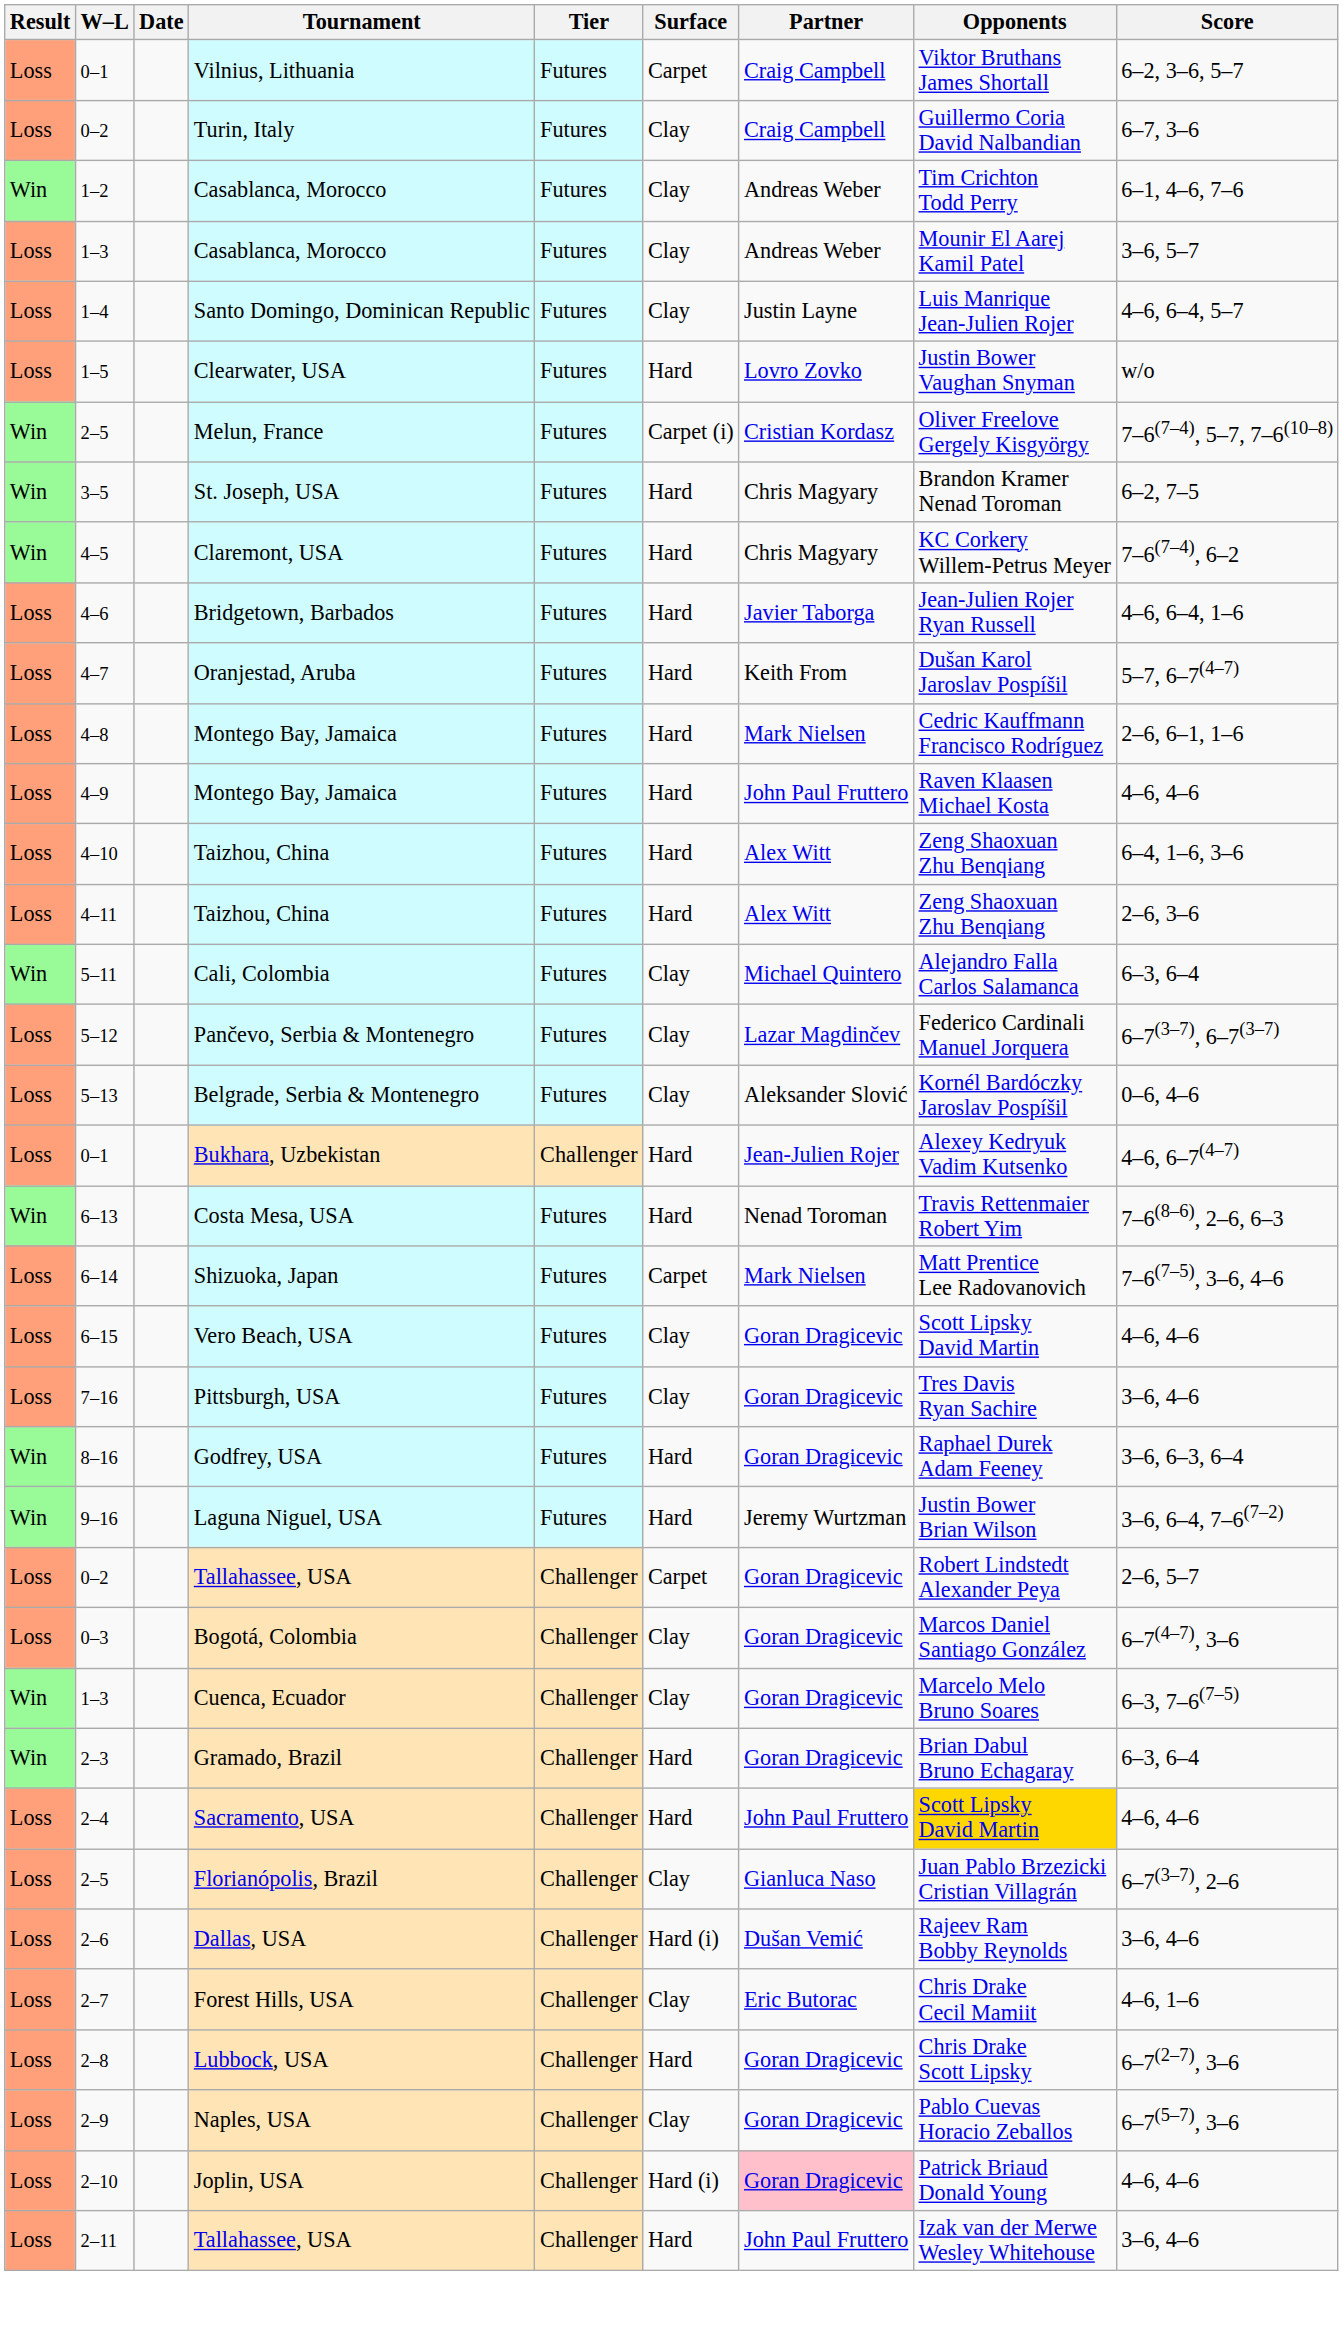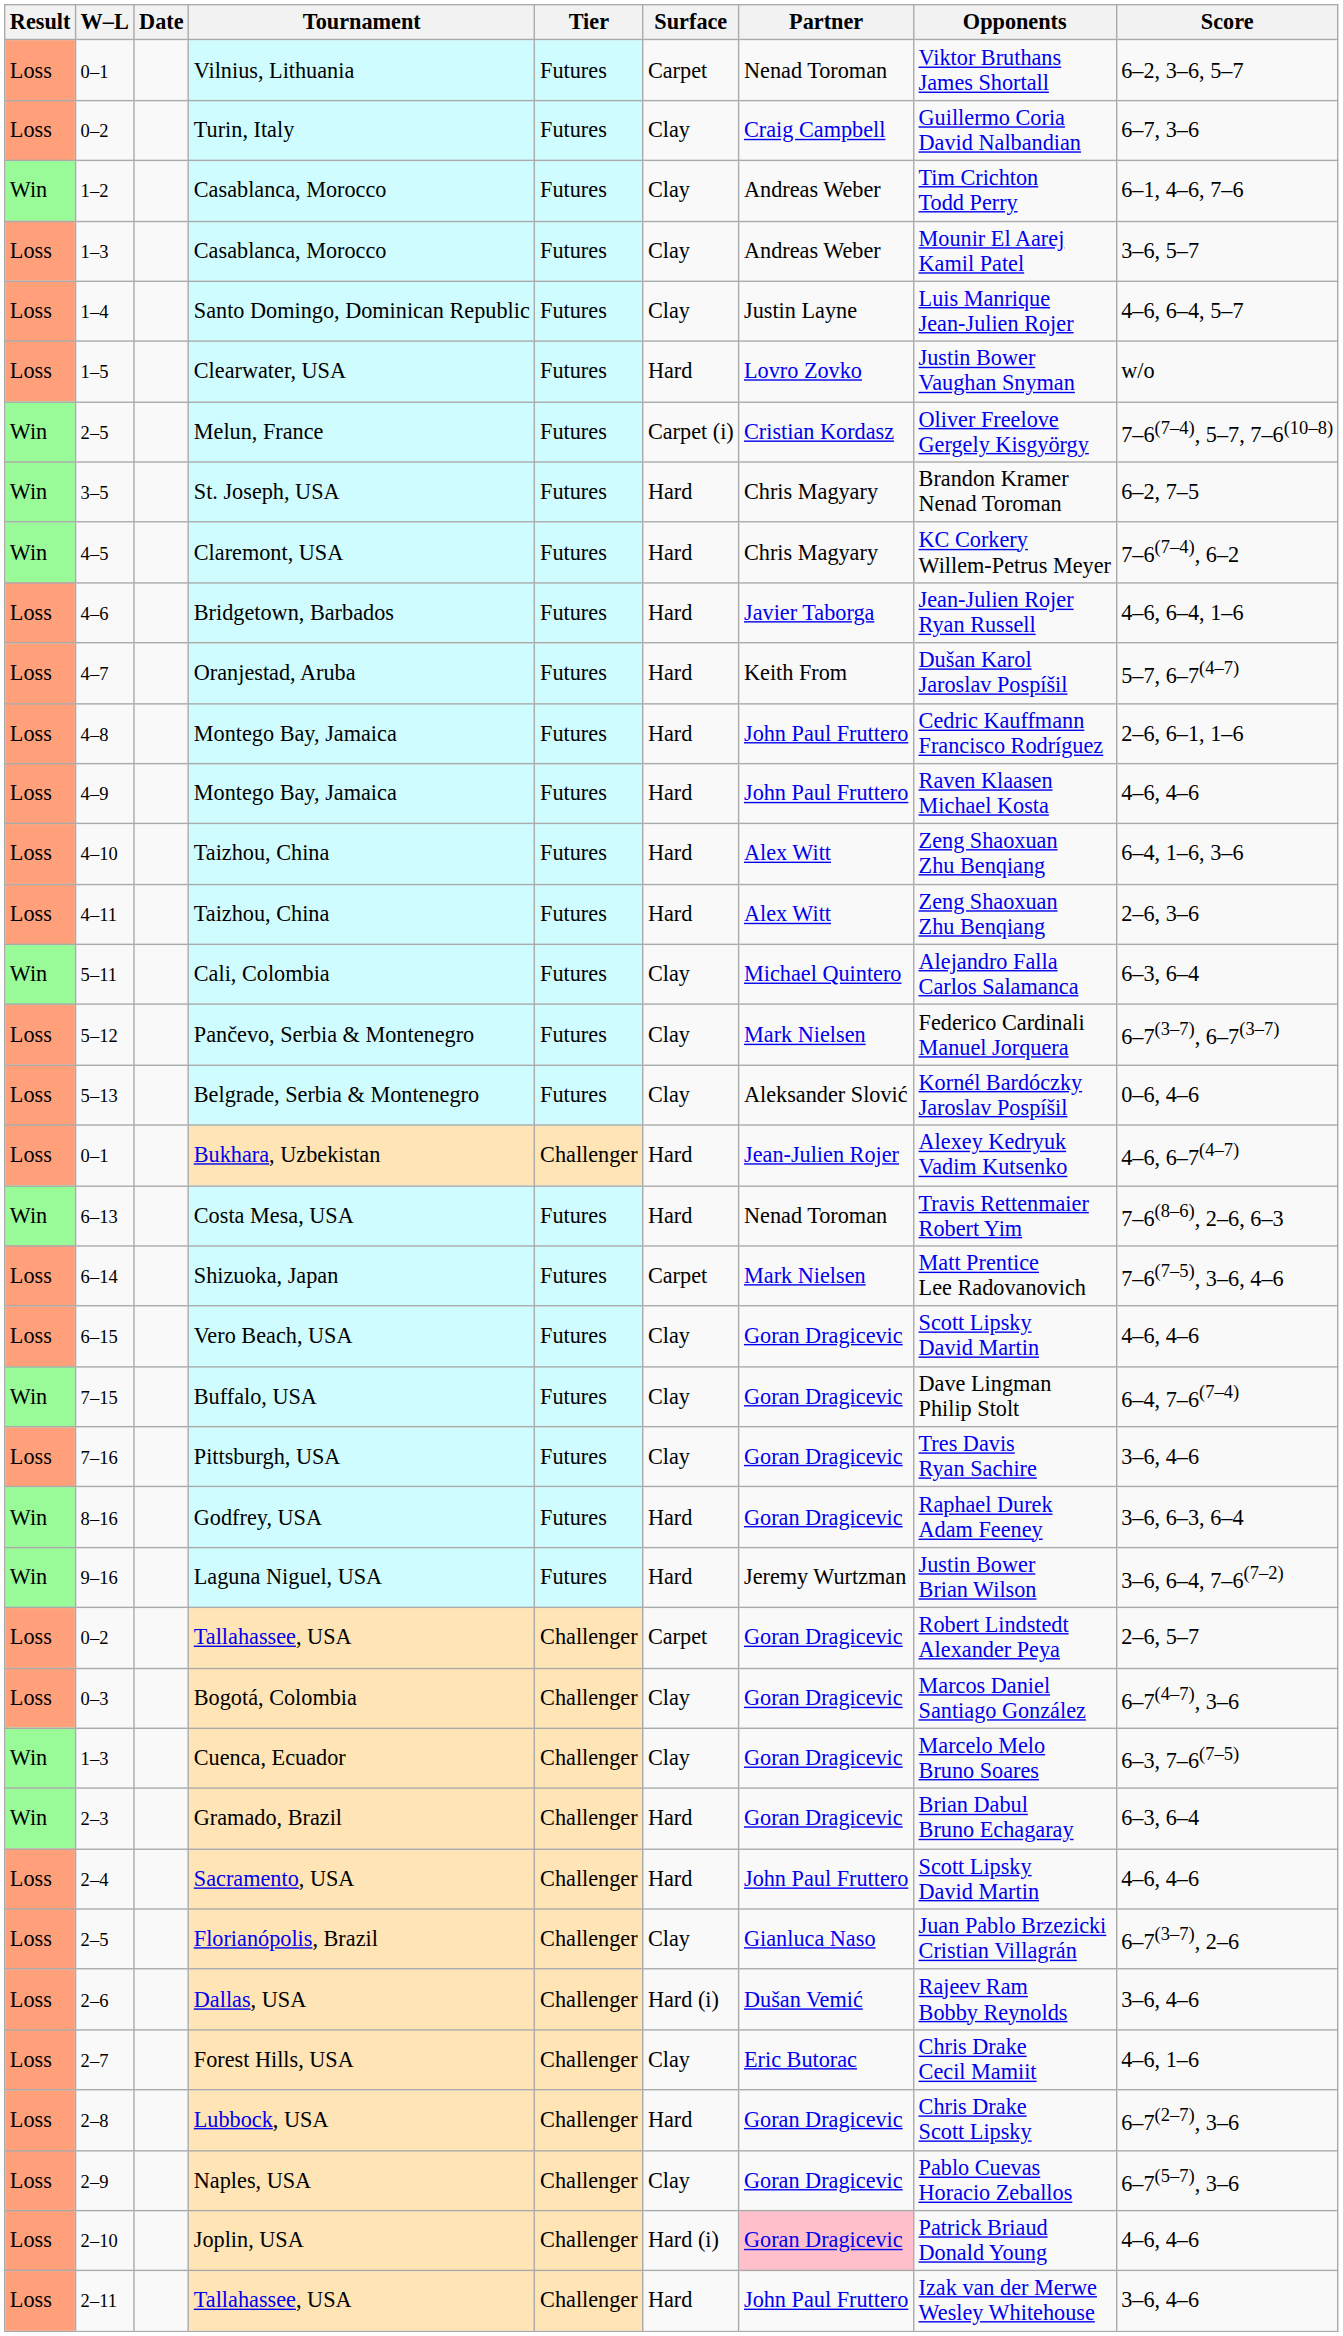(815, 69) Craig Campbell -> (816, 69) Nenad Toroman
(805, 733) Mark Nielsen -> (826, 733) John Paul Fruttero
(822, 1034) Lazar Magdinčev -> (805, 1034) Mark Nielsen
+ row: (99, 1397)
(979, 1818) gold background -> (979, 1878) no background
